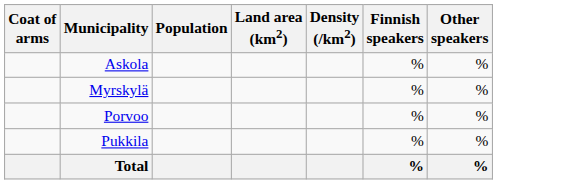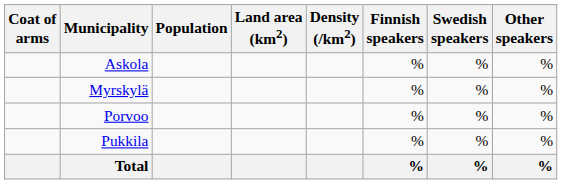+ column: (460, 28)
